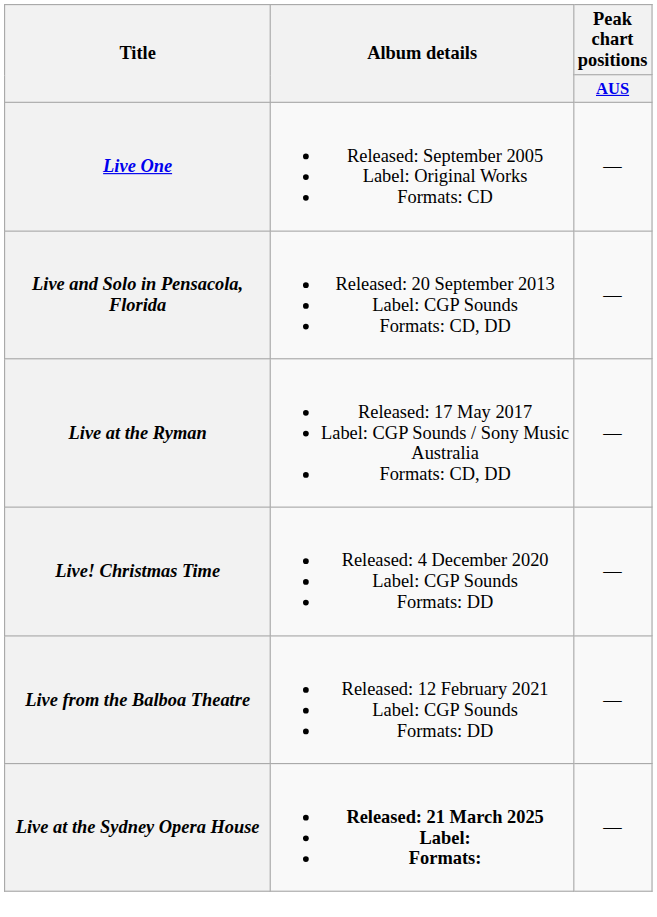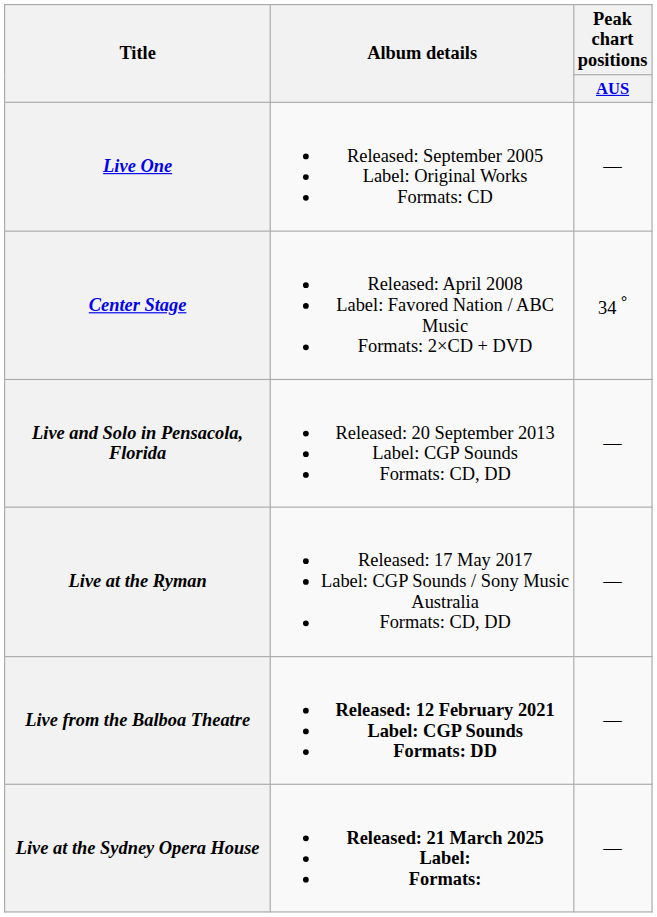+ row: (138, 304)
- row: (138, 571)
(422, 710) normal -> (422, 731) bold
